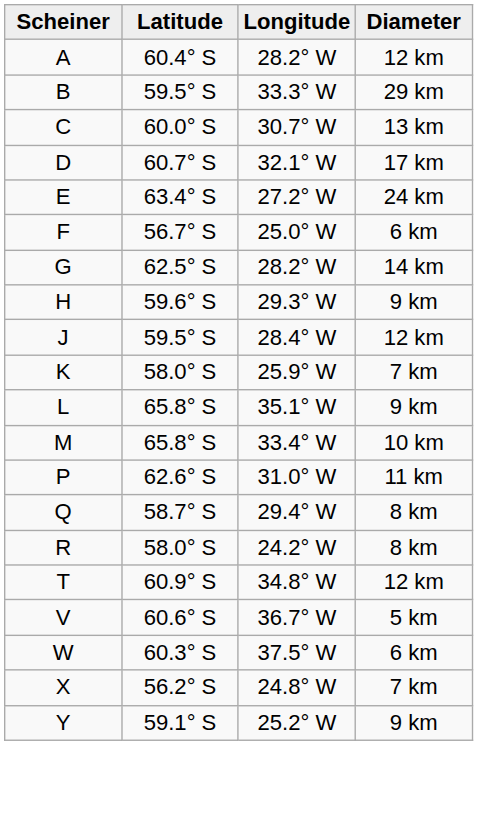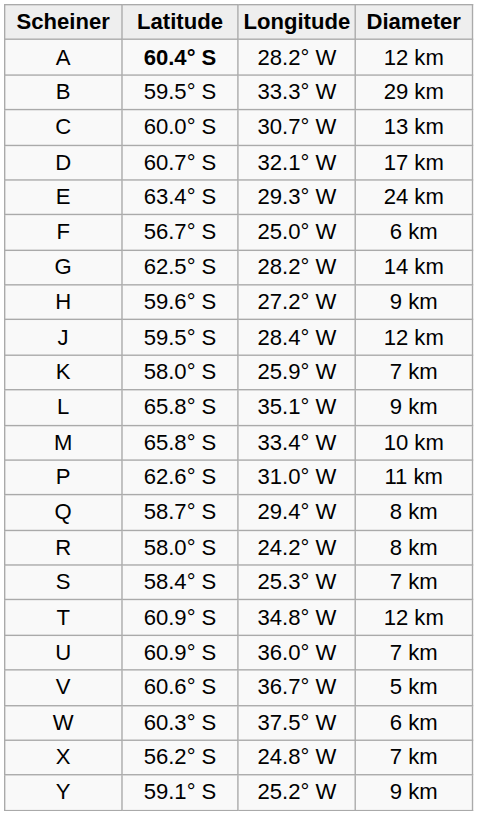(180, 57) normal -> (180, 57) bold
(297, 197) 27.2° W -> (297, 197) 29.3° W
(297, 302) 29.3° W -> (297, 302) 27.2° W
+ row: (63, 582)
+ row: (63, 652)
